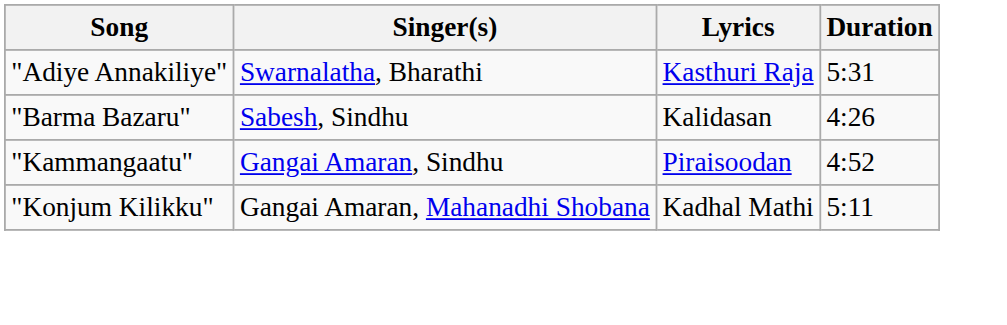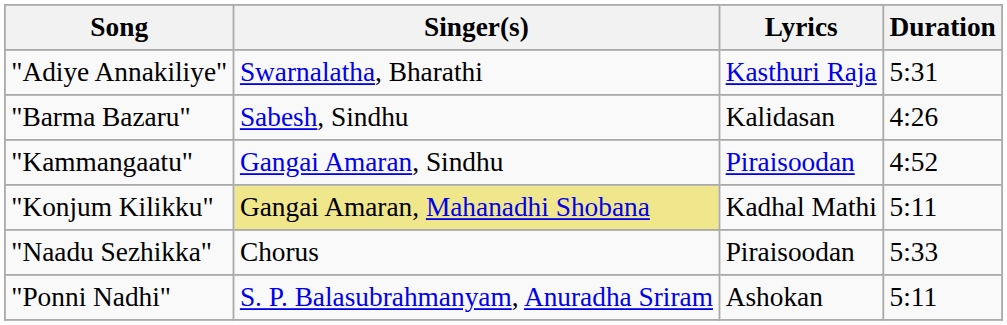(445, 207) no background -> (445, 207) khaki background
+ row: (112, 252)
+ row: (91, 297)
